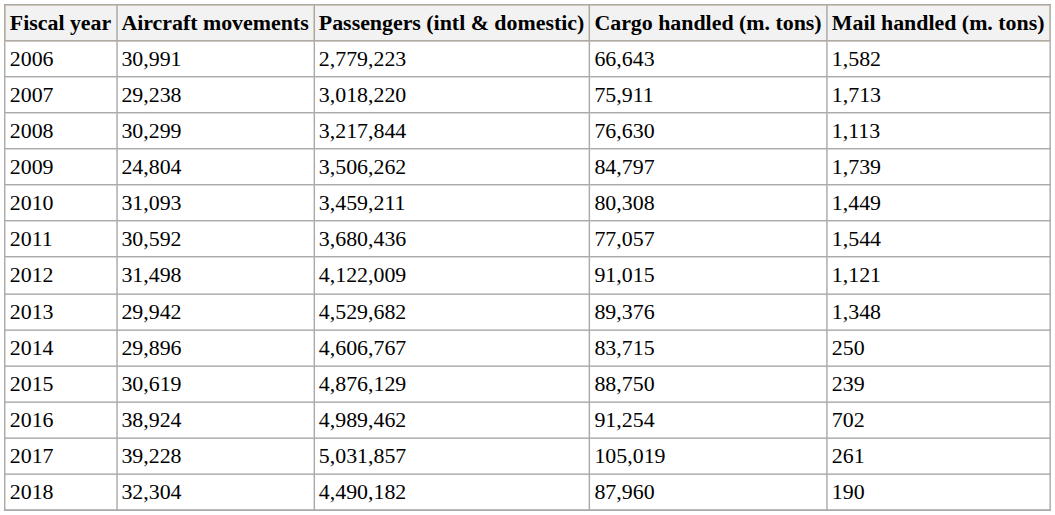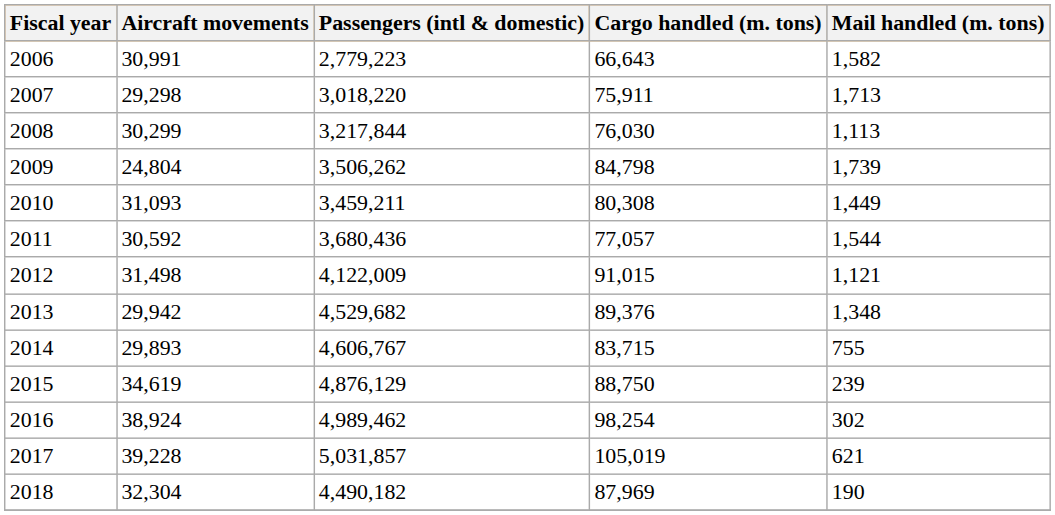(151, 94) 29,238 -> (151, 94) 29,298
(624, 131) 76,630 -> (624, 131) 76,030
(624, 167) 84,797 -> (624, 167) 84,798
(151, 347) 29,896 -> (151, 347) 29,893
(848, 347) 250 -> (848, 347) 755
(151, 383) 30,619 -> (151, 383) 34,619
(624, 419) 91,254 -> (624, 419) 98,254
(848, 419) 702 -> (848, 419) 302
(848, 455) 261 -> (848, 455) 621
(624, 491) 87,960 -> (624, 491) 87,969
